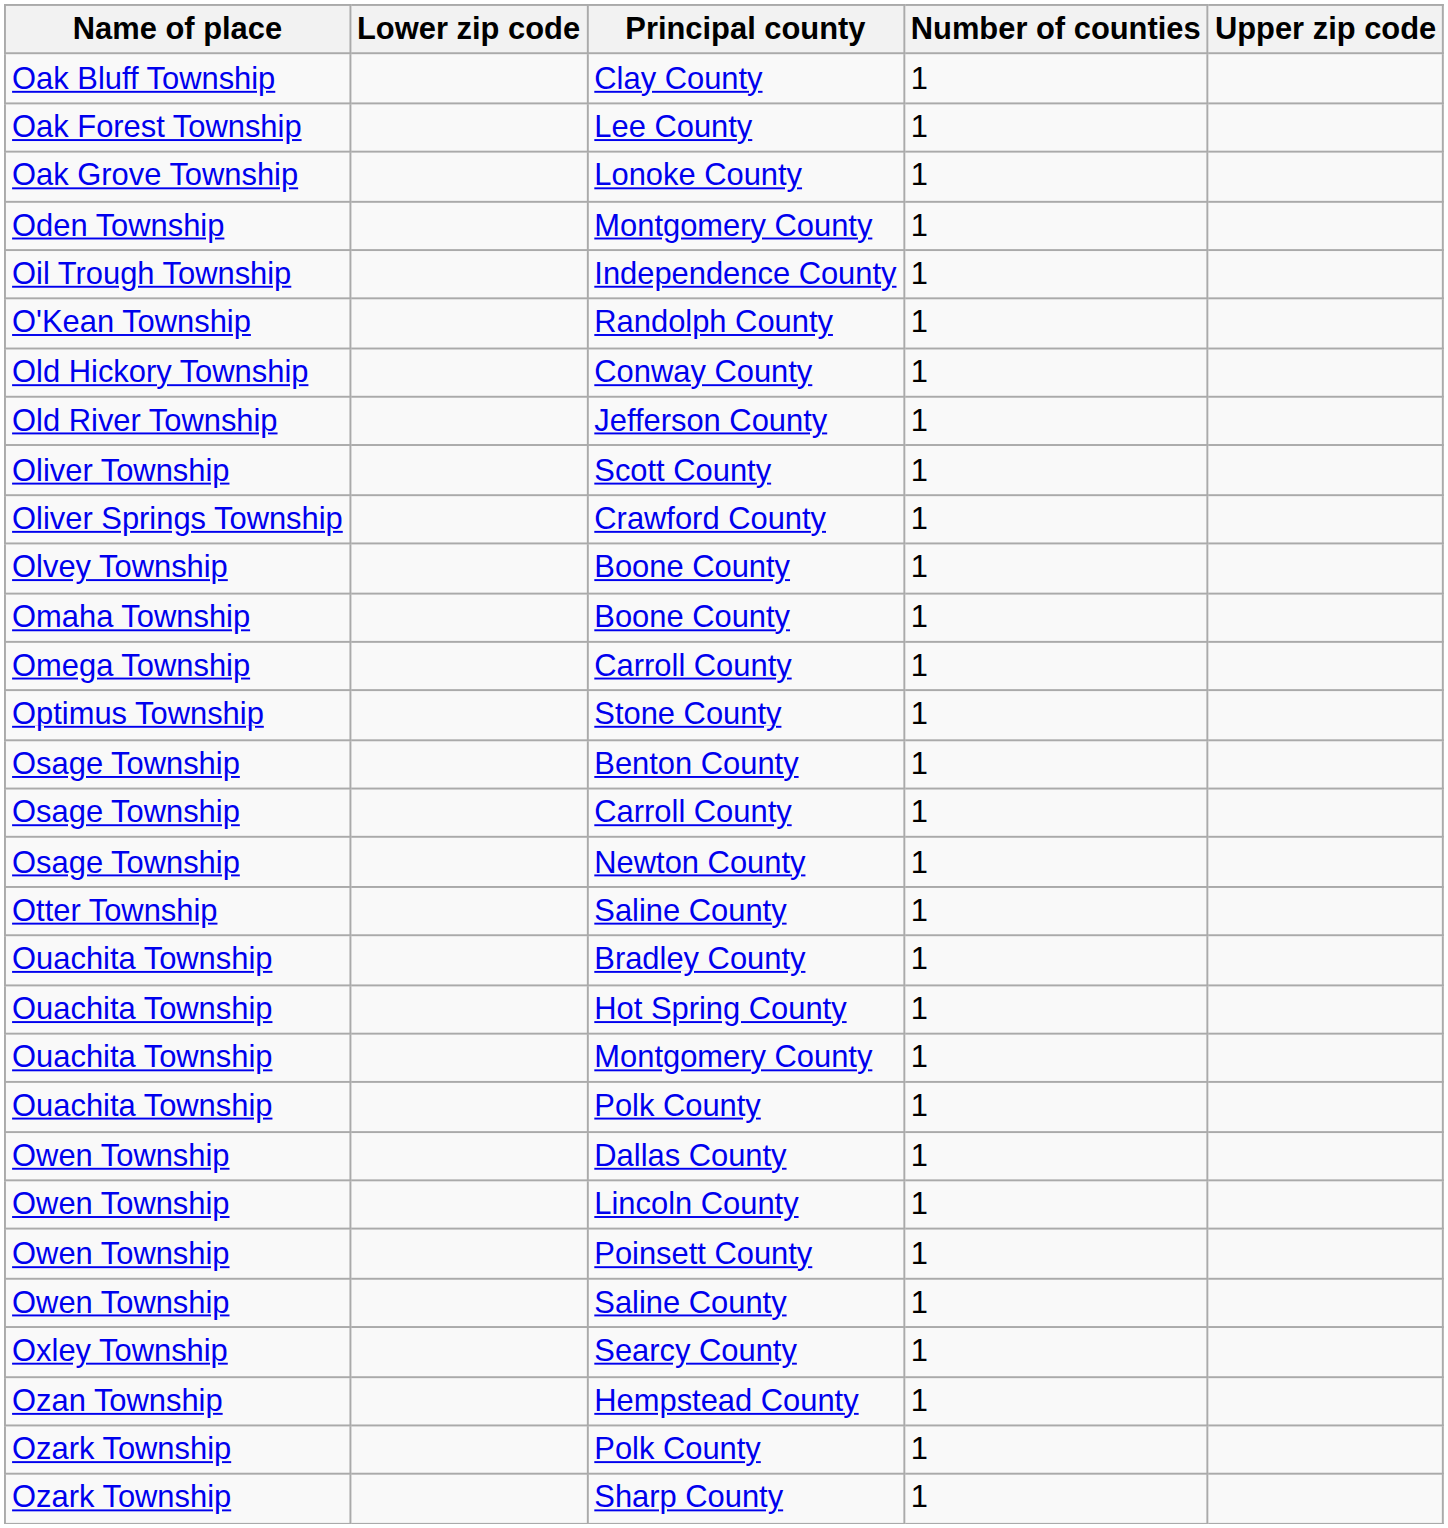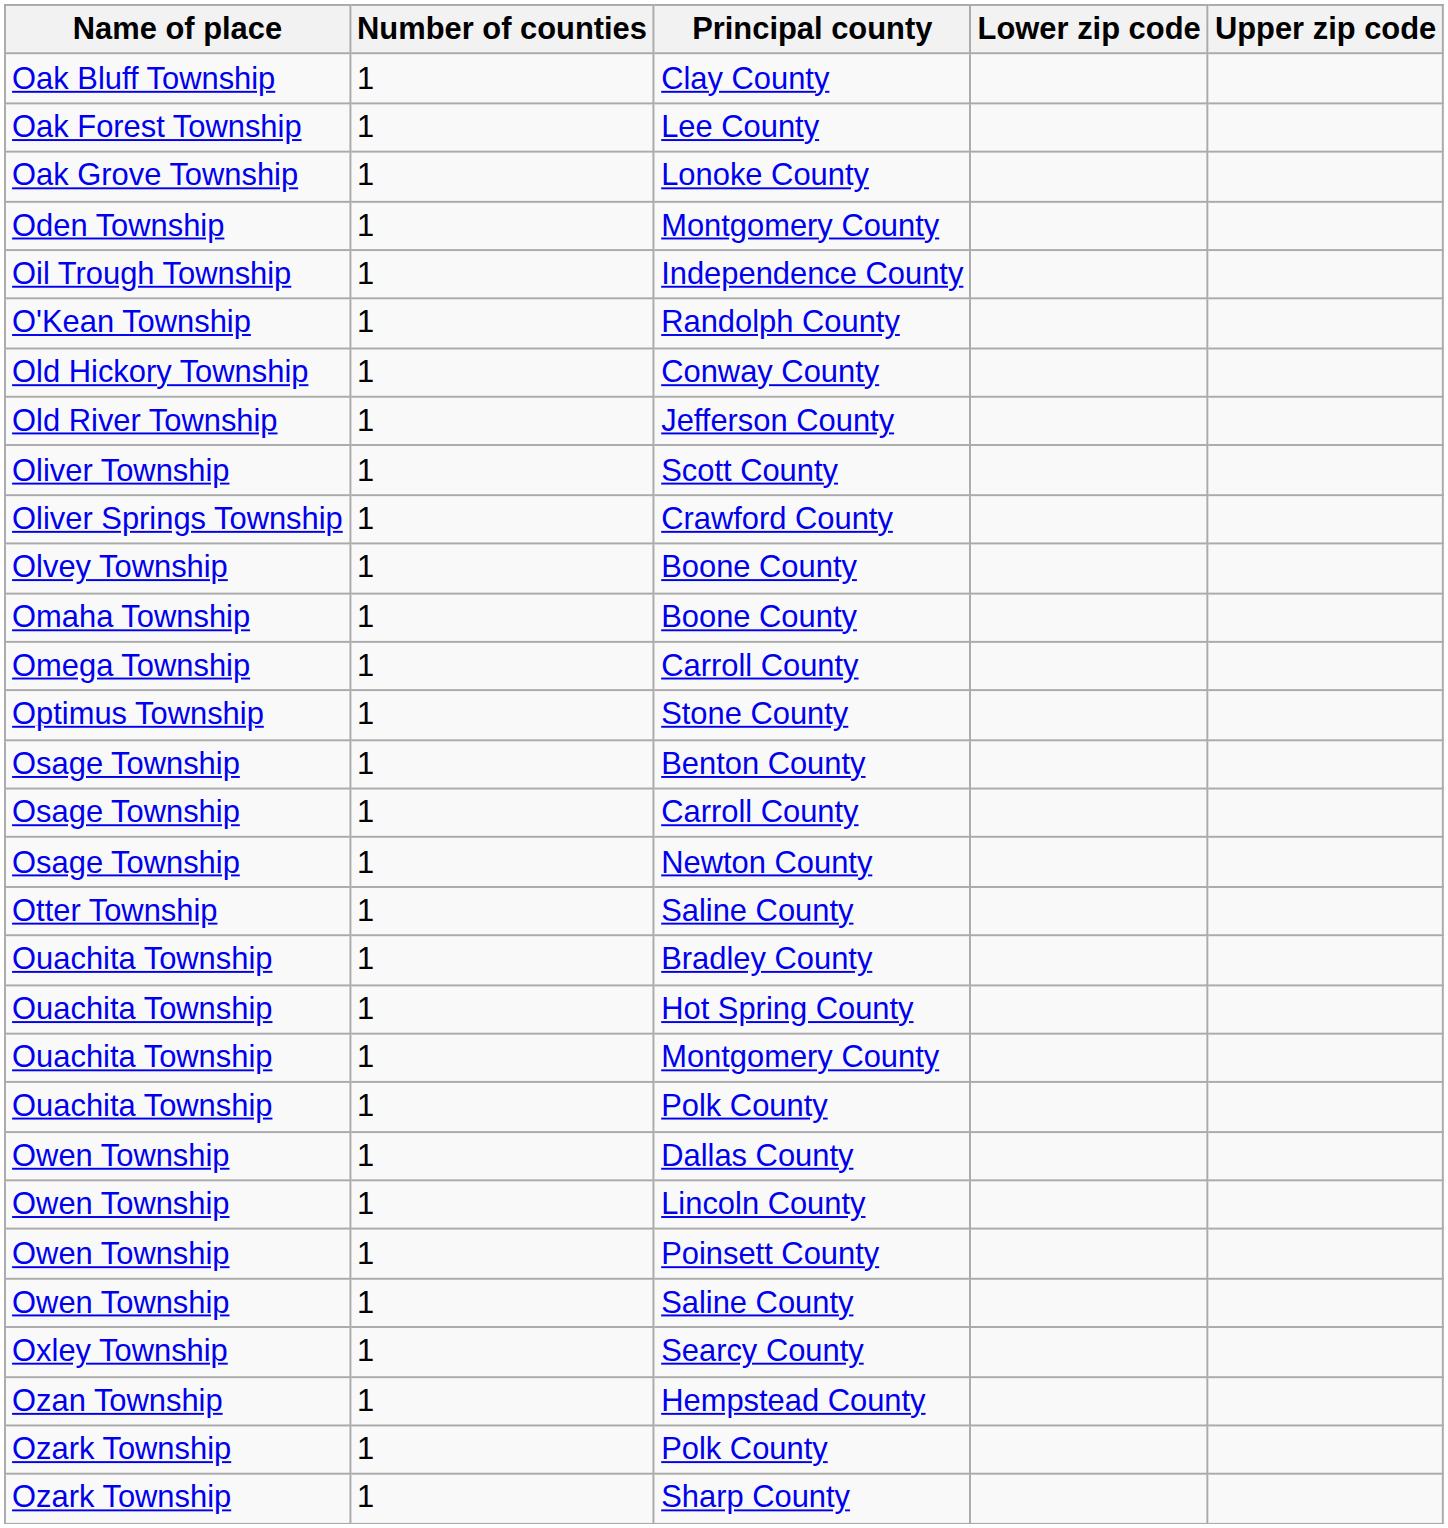columns swapped: (1056, 28) <-> (469, 28)
